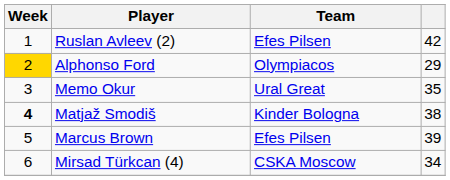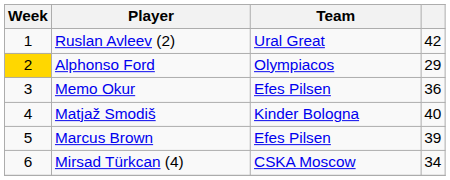(292, 41) Efes Pilsen -> (289, 41) Ural Great
(289, 89) Ural Great -> (292, 89) Efes Pilsen
(433, 89) 35 -> (433, 89) 36
(28, 114) bold -> (28, 114) normal
(433, 114) 38 -> (433, 114) 40
